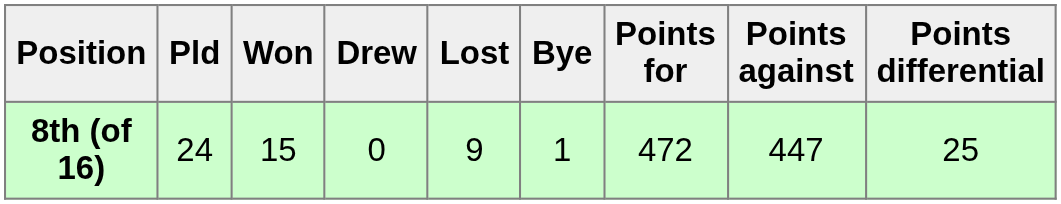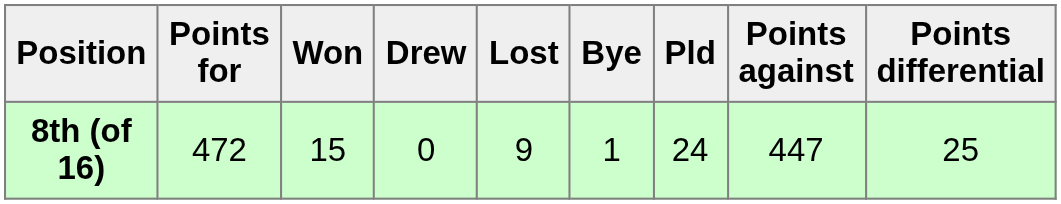columns swapped: (195, 52) <-> (665, 52)
